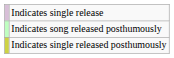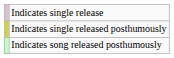rows swapped: (86, 29) <-> (89, 45)
